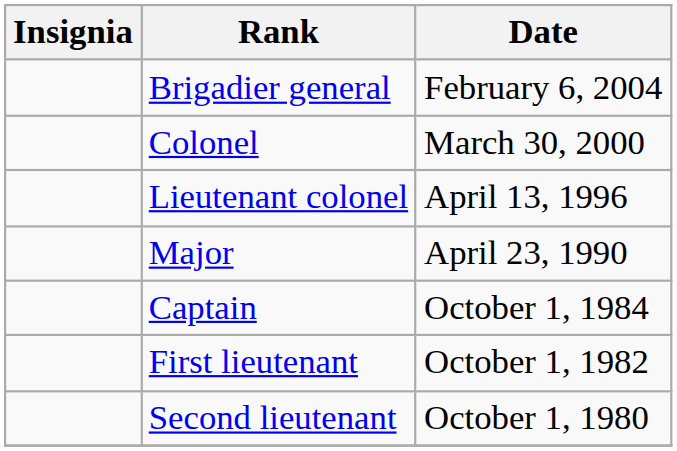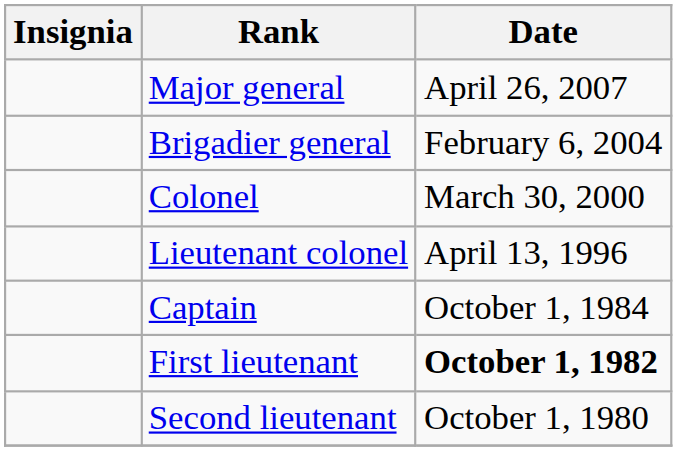+ row: (247, 87)
- row: (191, 252)
(536, 362) normal -> (541, 362) bold
